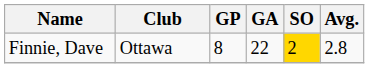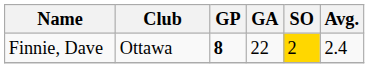(218, 47) normal -> (218, 47) bold
(336, 47) 2.8 -> (336, 47) 2.4
